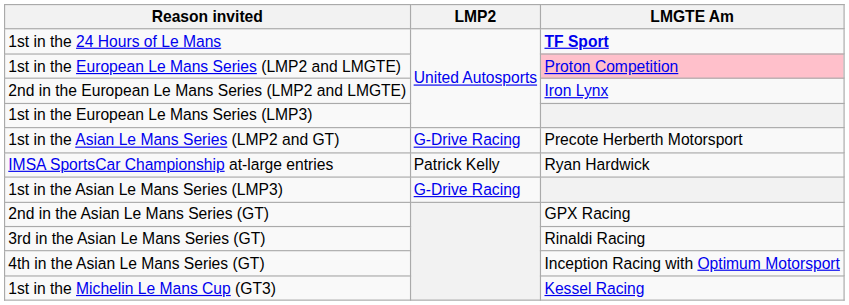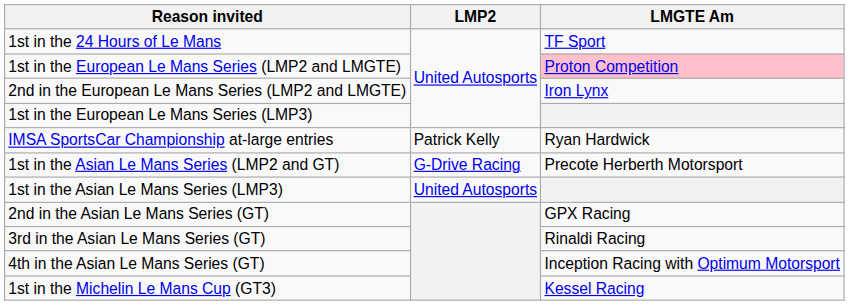(577, 41) bold -> (575, 41) normal
rows swapped: (171, 164) <-> (174, 140)
(467, 189) G-Drive Racing -> (475, 189) United Autosports
